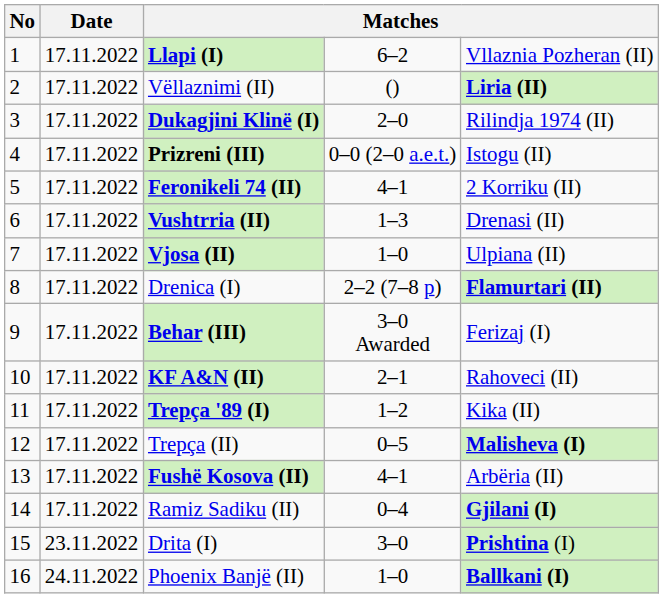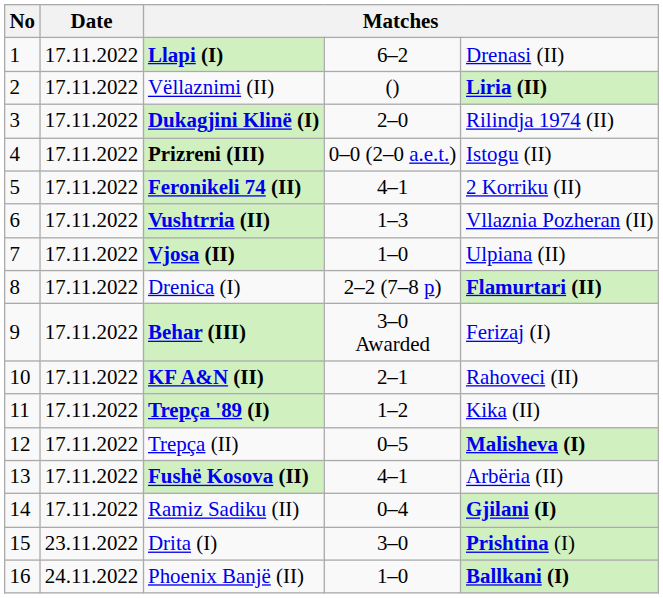(560, 54) Vllaznia Pozheran (II) -> (515, 54) Drenasi (II)
(515, 220) Drenasi (II) -> (560, 220) Vllaznia Pozheran (II)
